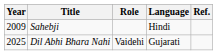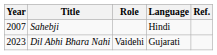(16, 27) 2009 -> (16, 27) 2007
(16, 42) 2025 -> (16, 42) 2023
